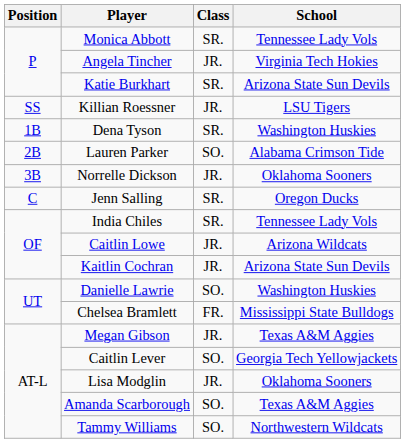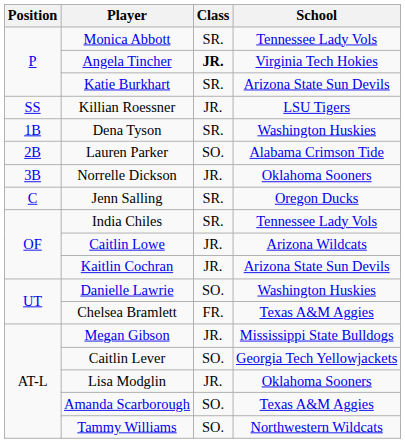(213, 61) normal -> (213, 61) bold
(317, 312) Mississippi State Bulldogs -> (317, 312) Texas A&M Aggies
(317, 335) Texas A&M Aggies -> (317, 335) Mississippi State Bulldogs
